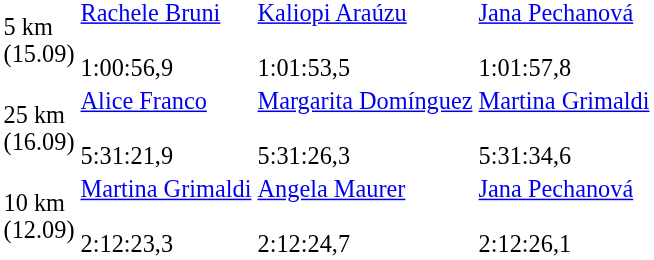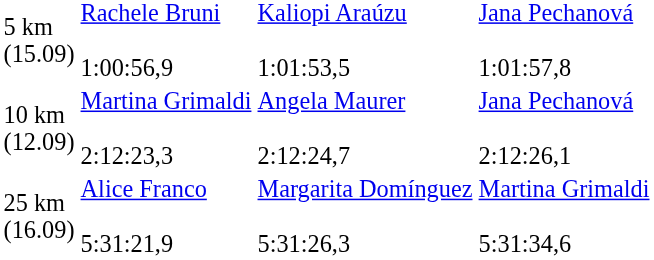rows swapped: (39, 216) <-> (39, 128)
